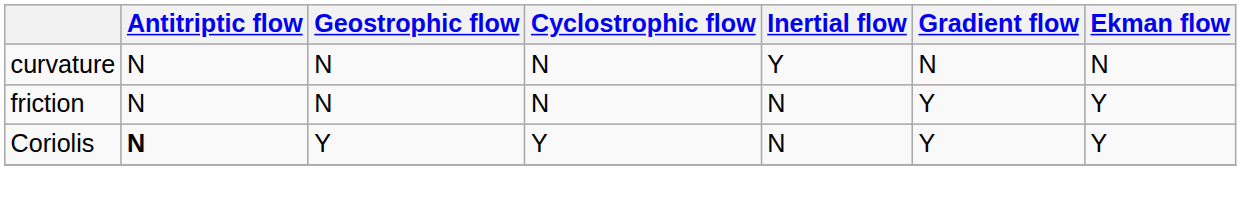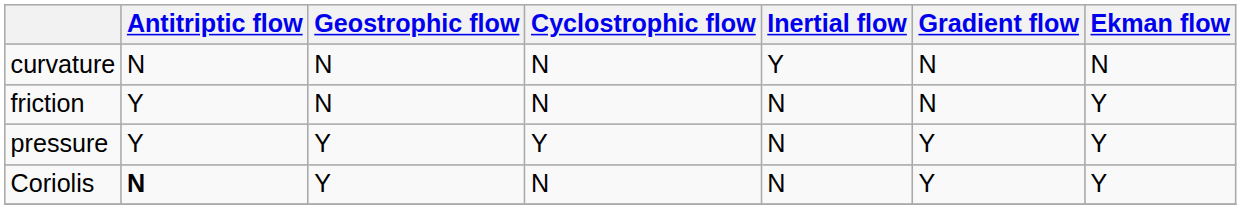(136, 104) N -> (135, 104) Y
(927, 104) Y -> (928, 104) N
+ row: (59, 143)
(539, 143) Y -> (540, 183) N
